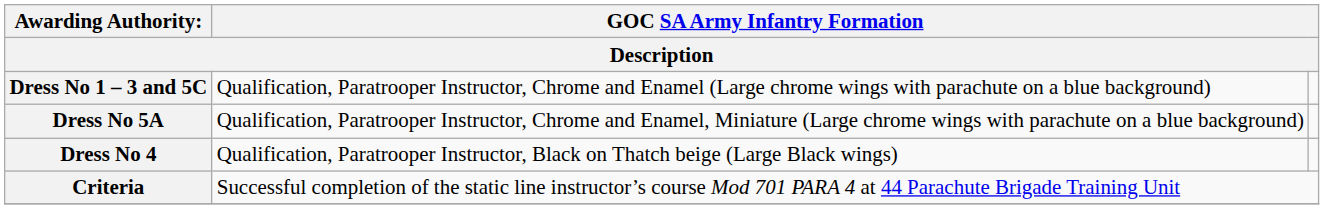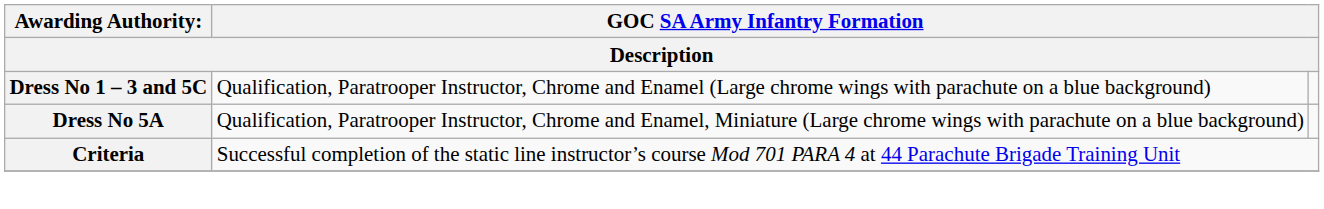- row: (108, 154)
